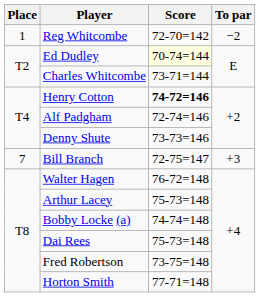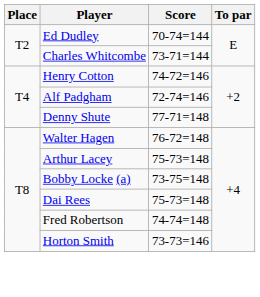- row: (85, 35)
(180, 55) lightyellow background -> (180, 35) no background
(180, 96) bold -> (180, 76) normal
(180, 138) 73-73=146 -> (180, 117) 77-71=148
- row: (73, 158)
(180, 220) 74-74=148 -> (180, 179) 73-75=148
(180, 261) 73-75=148 -> (180, 220) 74-74=148
(180, 281) 77-71=148 -> (180, 240) 73-73=146
